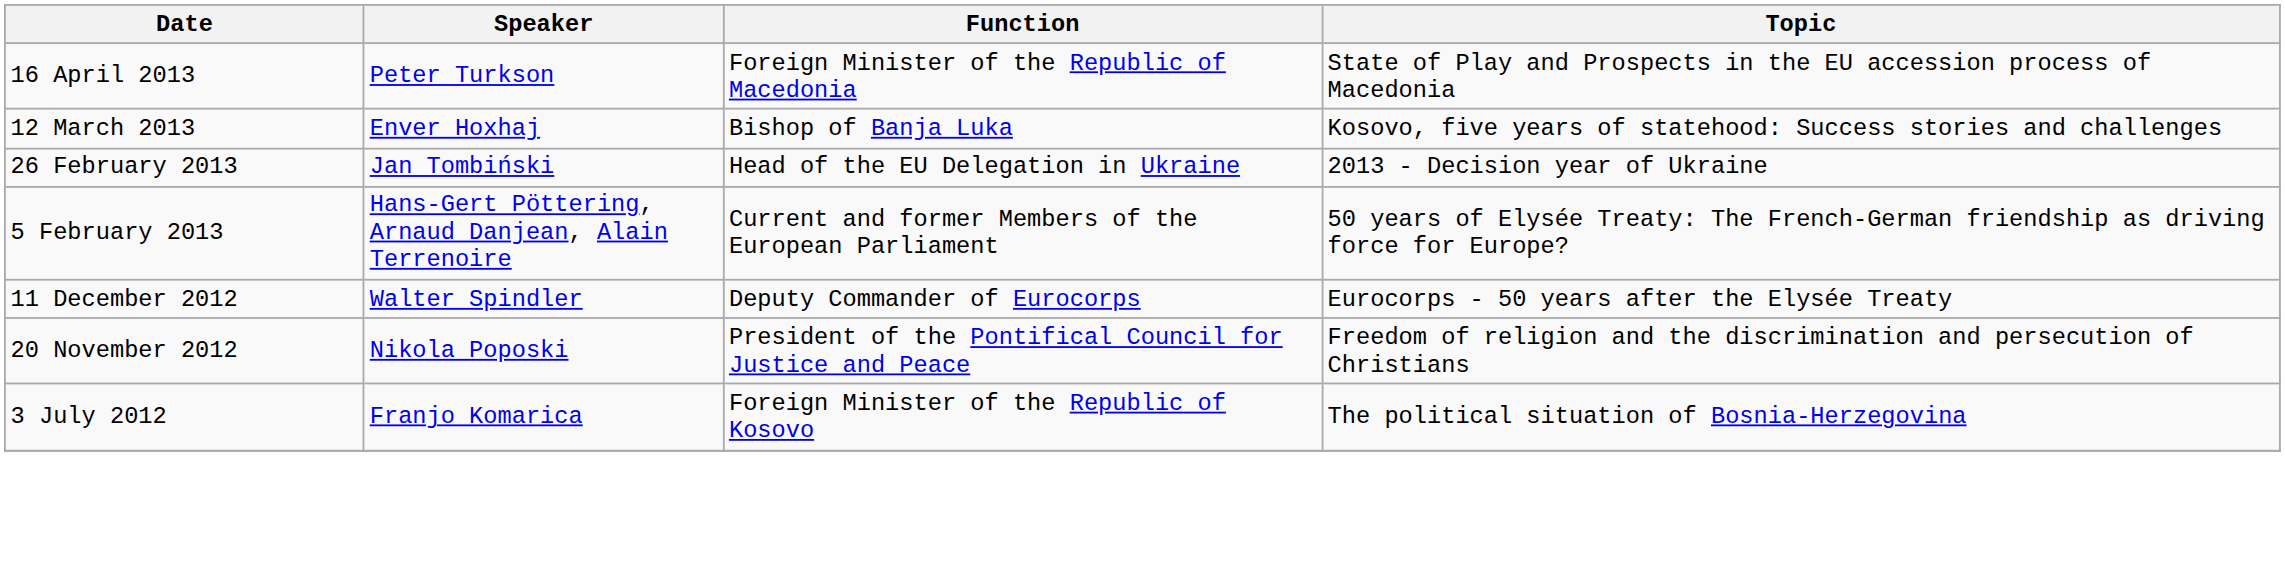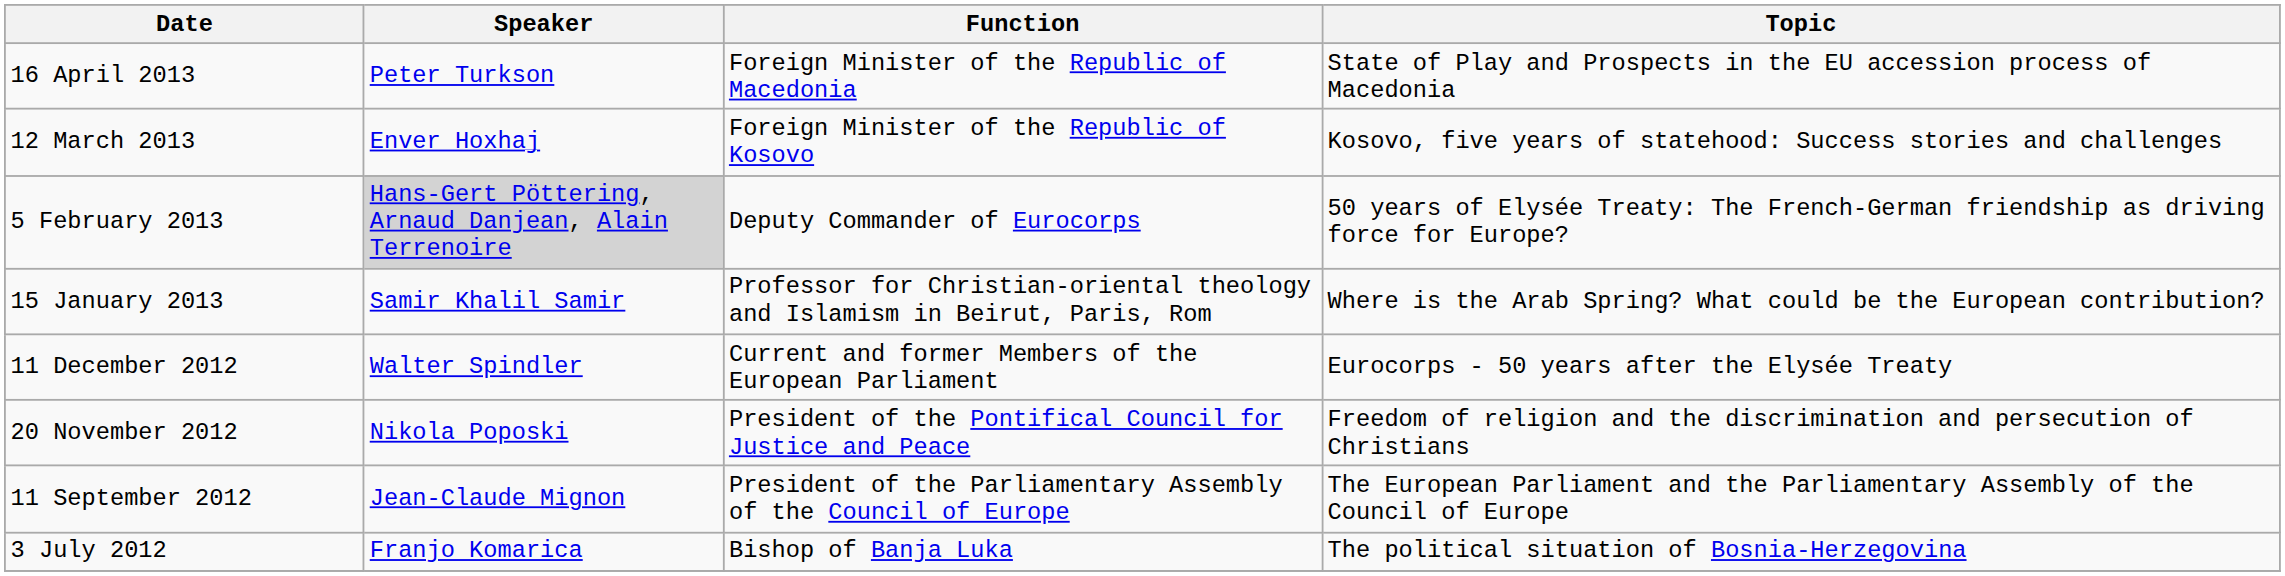(871, 129) Bishop of Banja Luka -> (977, 142) Foreign Minister of the Republic of Kosovo
- row: (124, 167)
(519, 233) no background -> (519, 222) lightgrey background
(963, 233) Current and former Members of the European Parliament -> (935, 222) Deputy Commander of Eurocorps
+ row: (117, 301)
(935, 299) Deputy Commander of Eurocorps -> (963, 367) Current and former Members of the European Parliament
+ row: (131, 499)
(977, 417) Foreign Minister of the Republic of Kosovo -> (871, 551) Bishop of Banja Luka
